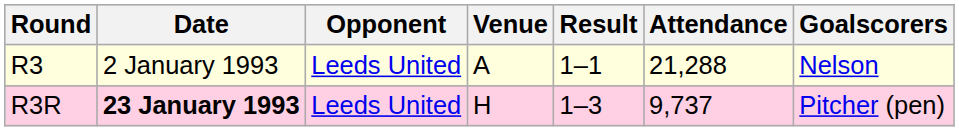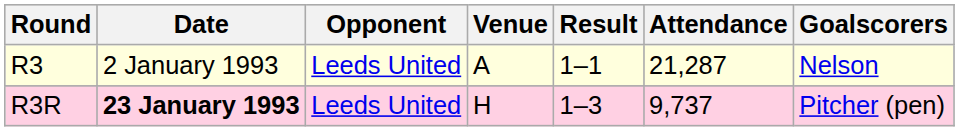(688, 65) 21,288 -> (688, 65) 21,287
